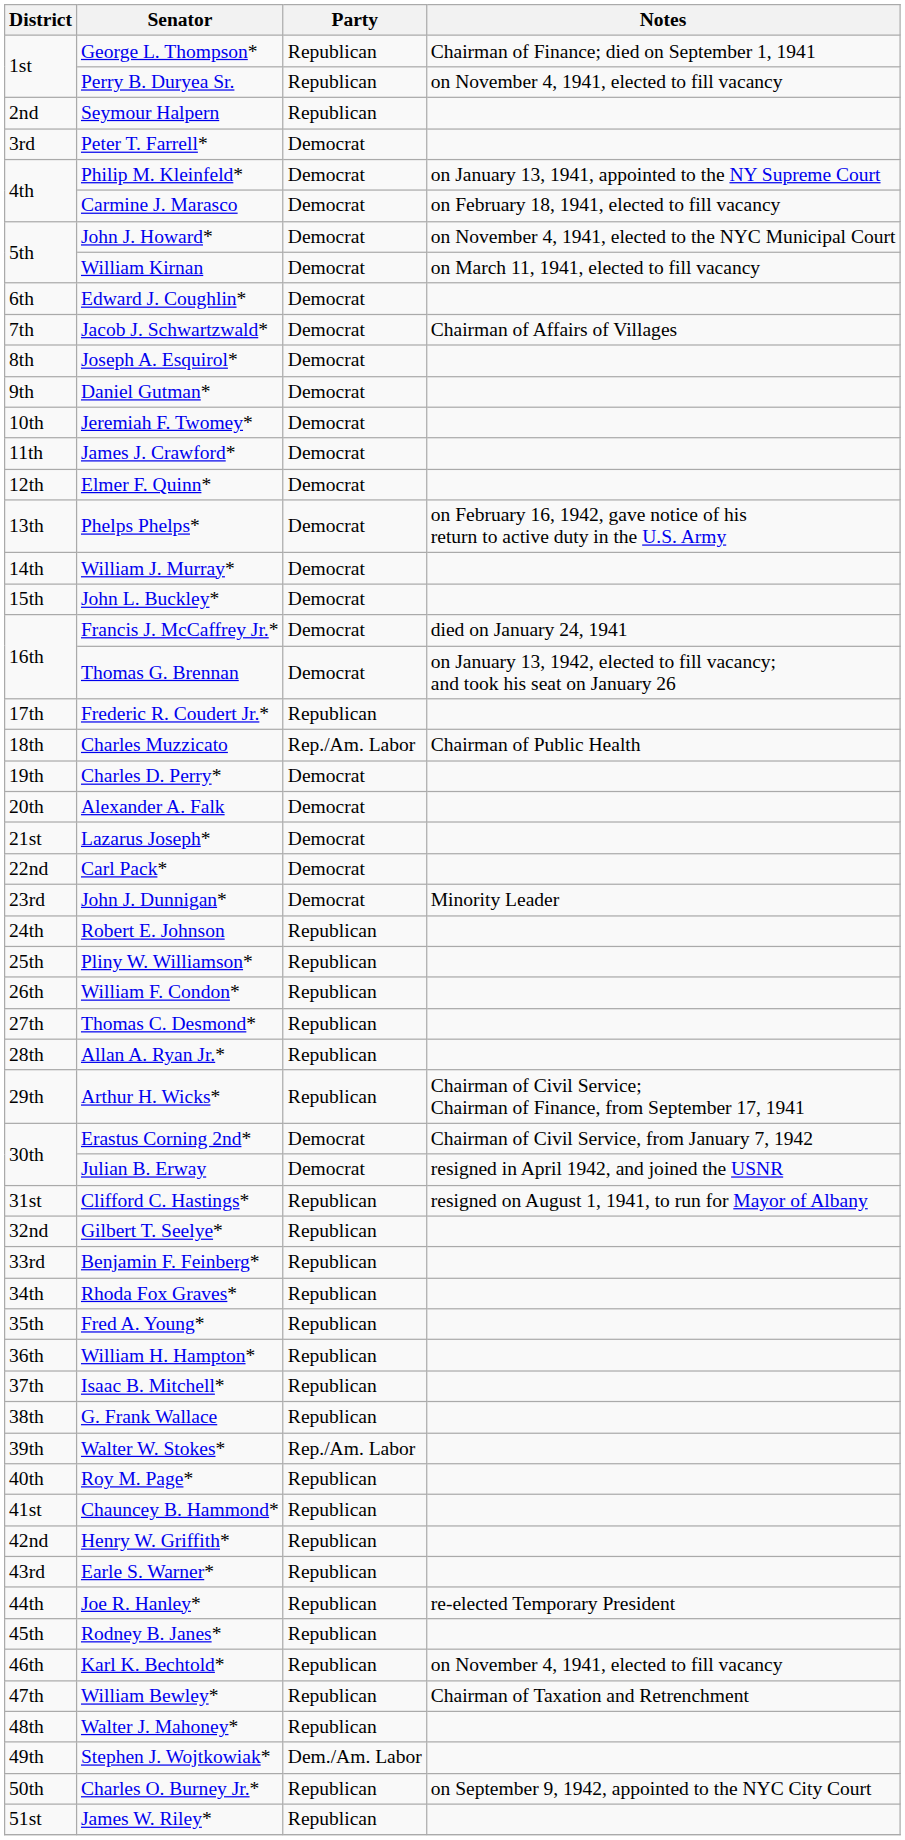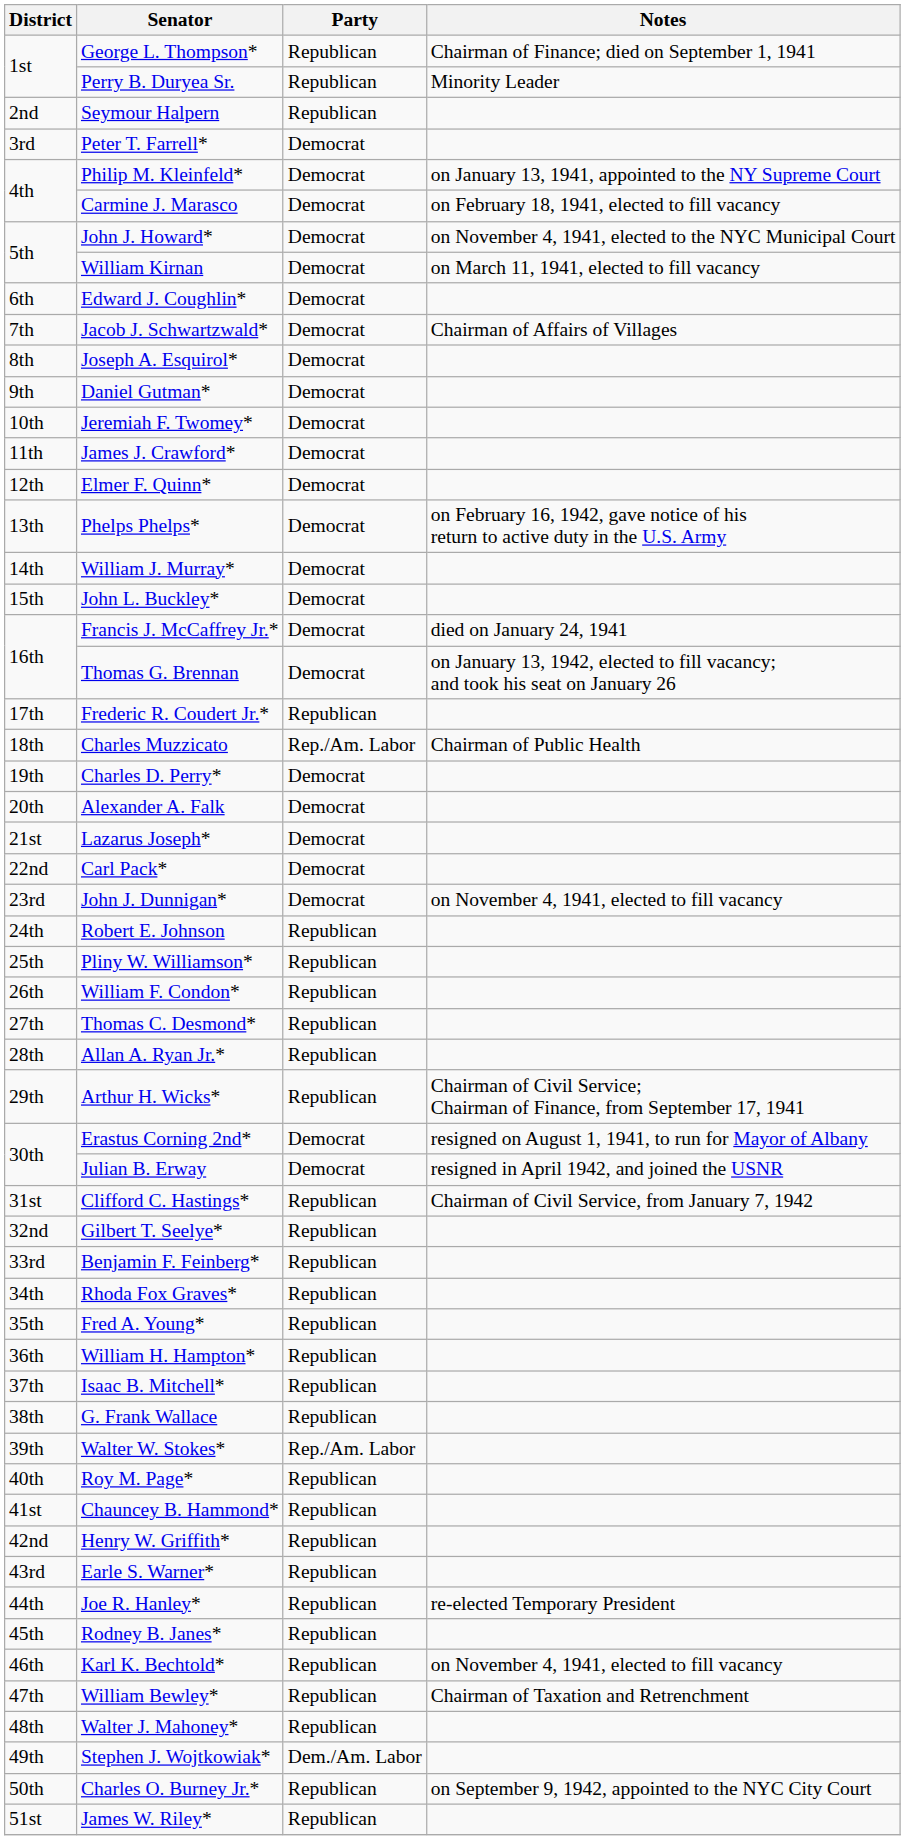(607, 81) on November 4, 1941, elected to fill vacancy -> (495, 81) Minority Leader
(495, 899) Minority Leader -> (607, 899) on November 4, 1941, elected to fill vacancy
(622, 1138) Chairman of Civil Service, from January 7, 1942 -> (649, 1138) resigned on August 1, 1941, to run for Mayor of Albany
(649, 1200) resigned on August 1, 1941, to run for Mayor of Albany -> (622, 1200) Chairman of Civil Service, from January 7, 1942
